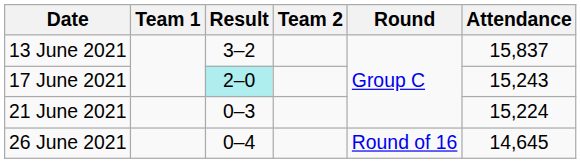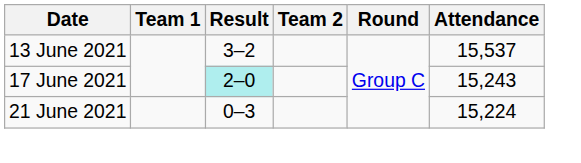(519, 50) 15,837 -> (487, 50) 15,537
- row: (68, 142)
